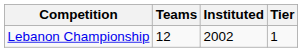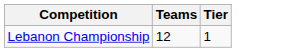- column: (234, 15)
